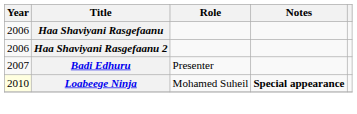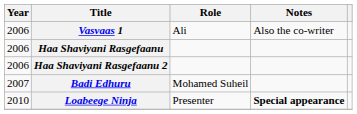+ row: (101, 30)
(193, 65) Presenter -> (210, 83) Mohamed Suheil
(18, 83) lightyellow background -> (18, 100) no background
(210, 83) Mohamed Suheil -> (193, 100) Presenter
